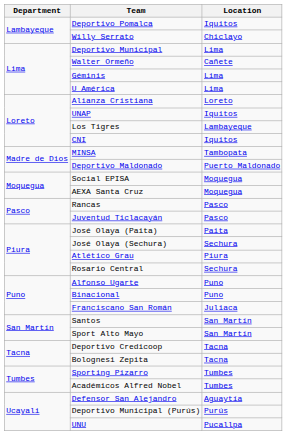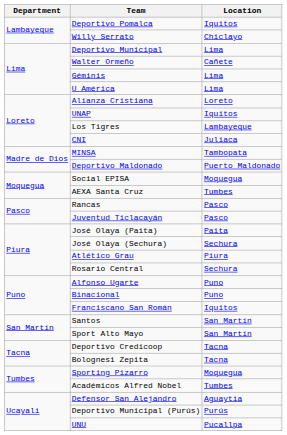(221, 140) Iquitos -> (221, 140) Juliaca
(223, 192) Moquegua -> (218, 192) Tumbes
(221, 308) Juliaca -> (221, 308) Iquitos
(218, 373) Tumbes -> (223, 373) Moquegua
